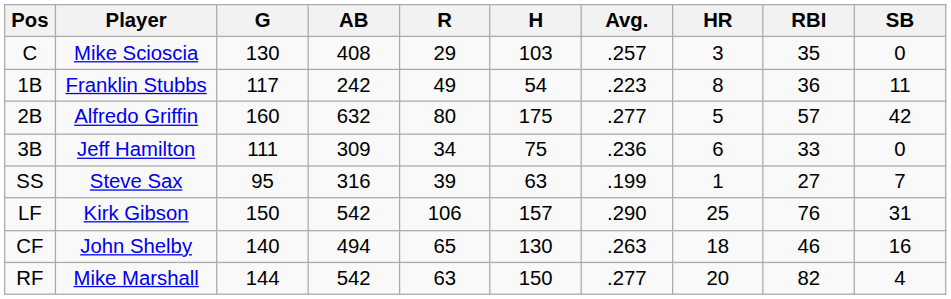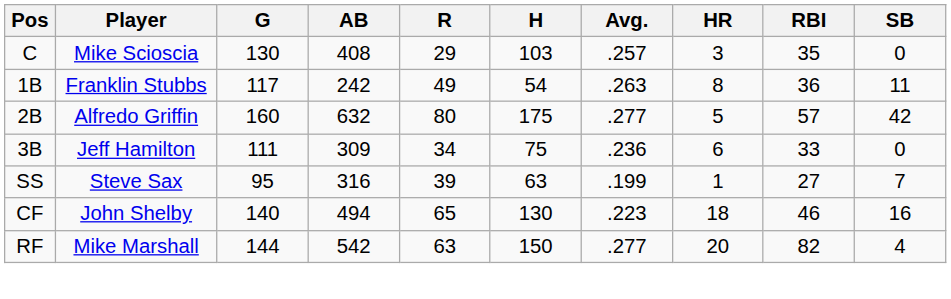(627, 85) .223 -> (627, 85) .263
- row: (30, 213)
(627, 246) .263 -> (627, 213) .223
